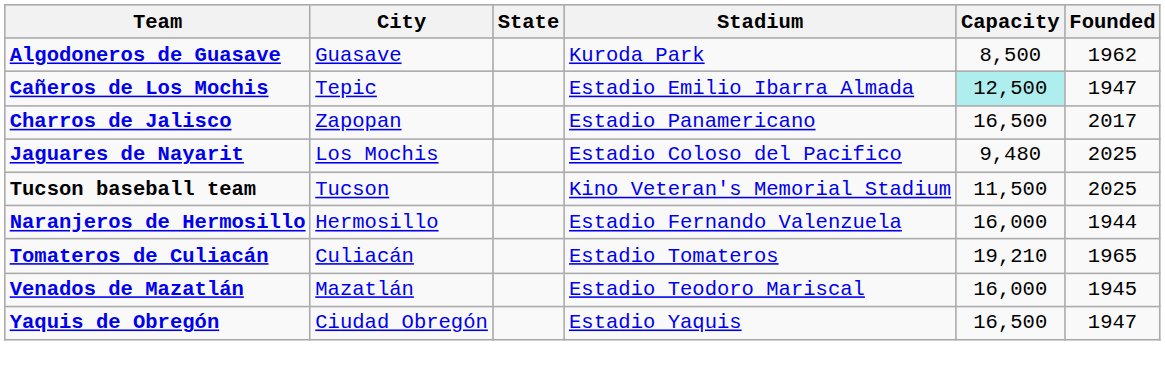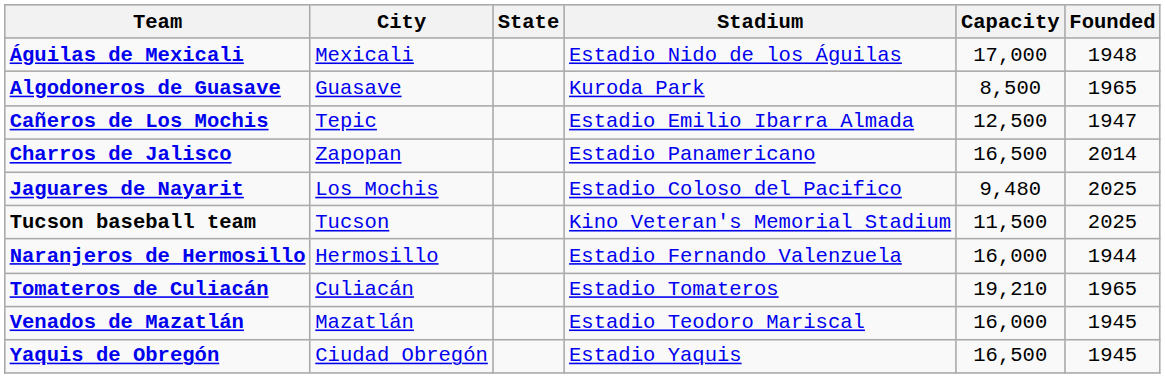+ row: (127, 55)
(1112, 55) 1962 -> (1112, 88) 1965
(1010, 88) paleturquoise background -> (1010, 122) no background
(1112, 122) 2017 -> (1112, 155) 2014
(1112, 323) 1947 -> (1112, 356) 1945
